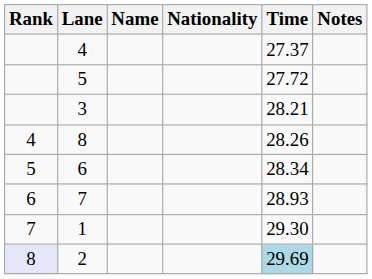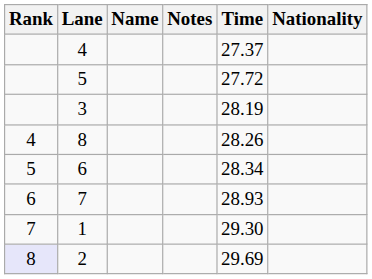columns swapped: (212, 19) <-> (340, 19)
(287, 109) 28.21 -> (242, 109) 28.19
(287, 259) lightblue background -> (242, 259) no background
